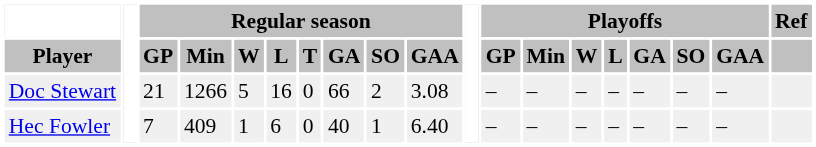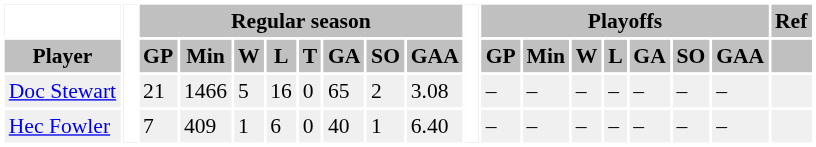(206, 90) 1266 -> (206, 90) 1466
(339, 90) 66 -> (339, 90) 65
